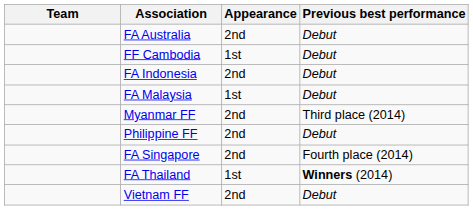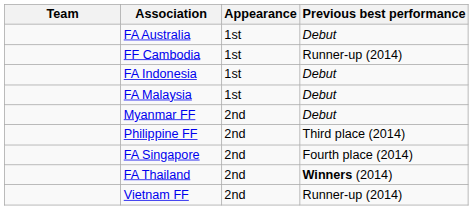(235, 34) 2nd -> (233, 34) 1st
(319, 54) Debut -> (352, 54) Runner-up (2014)
(235, 74) 2nd -> (233, 74) 1st
(354, 114) Third place (2014) -> (319, 114) Debut
(319, 134) Debut -> (354, 134) Third place (2014)
(233, 174) 1st -> (235, 174) 2nd
(319, 194) Debut -> (352, 194) Runner-up (2014)
